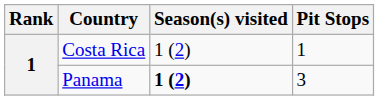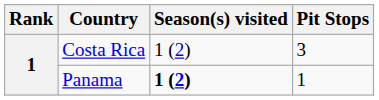(301, 49) 1 -> (301, 49) 3
(301, 79) 3 -> (301, 79) 1
